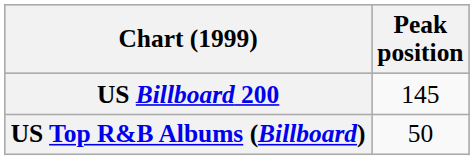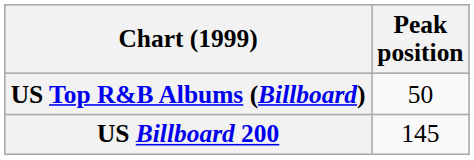rows swapped: (188, 93) <-> (188, 133)
